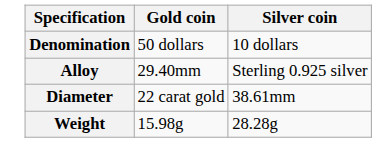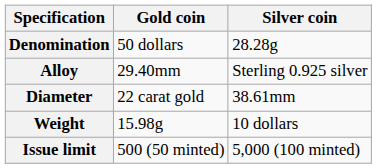(265, 44) 10 dollars -> (255, 44) 28.28g
(255, 123) 28.28g -> (265, 123) 10 dollars
+ row: (59, 150)
